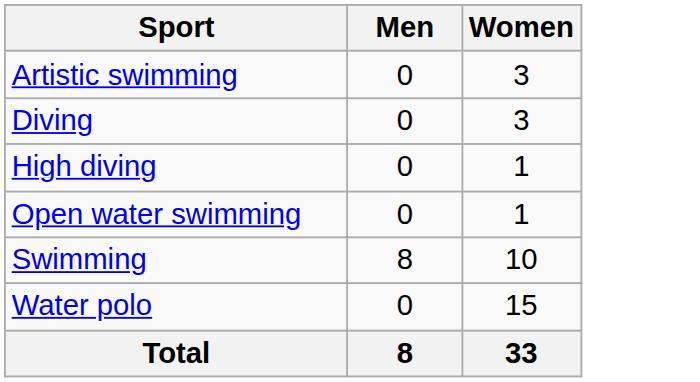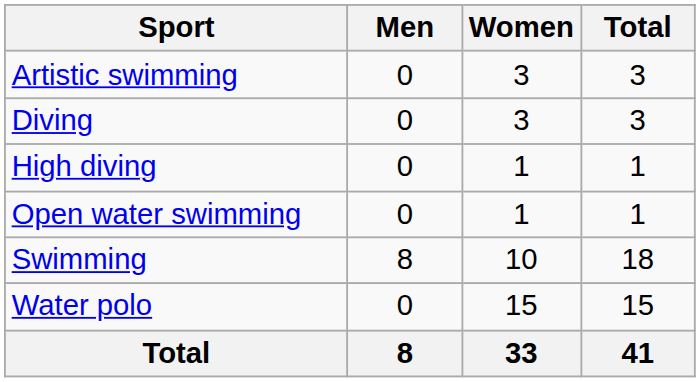+ column: (638, 27)
